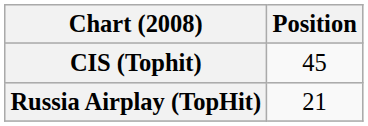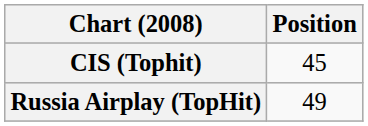(315, 101) 21 -> (315, 101) 49
